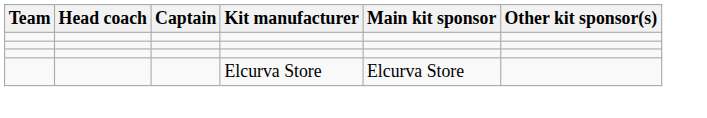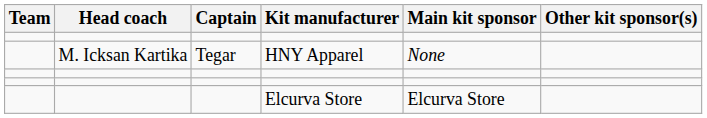+ row: (123, 54)
